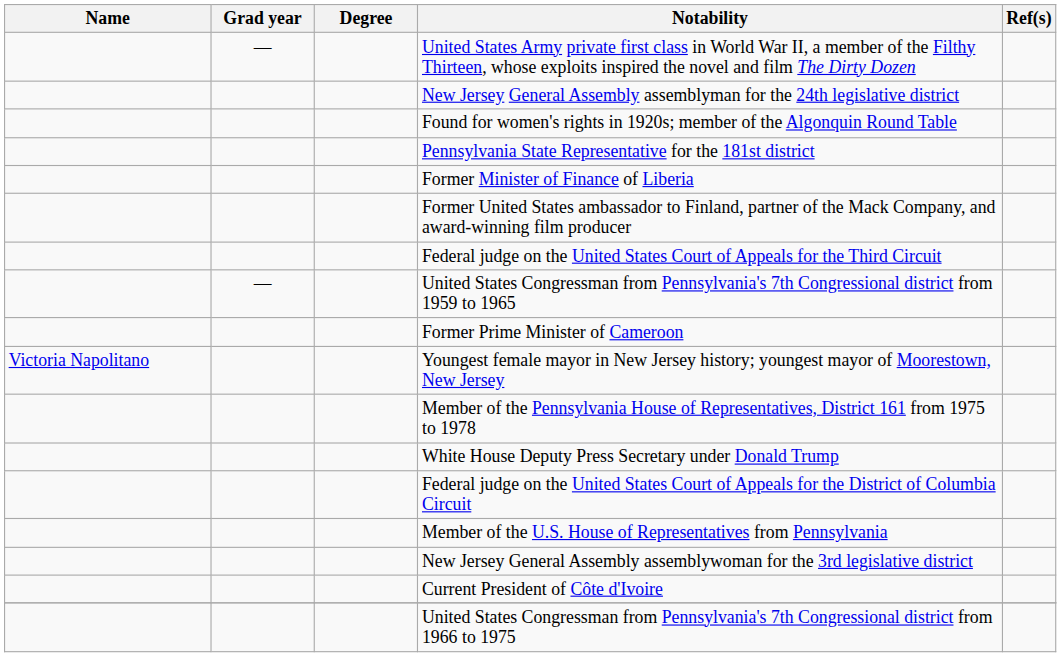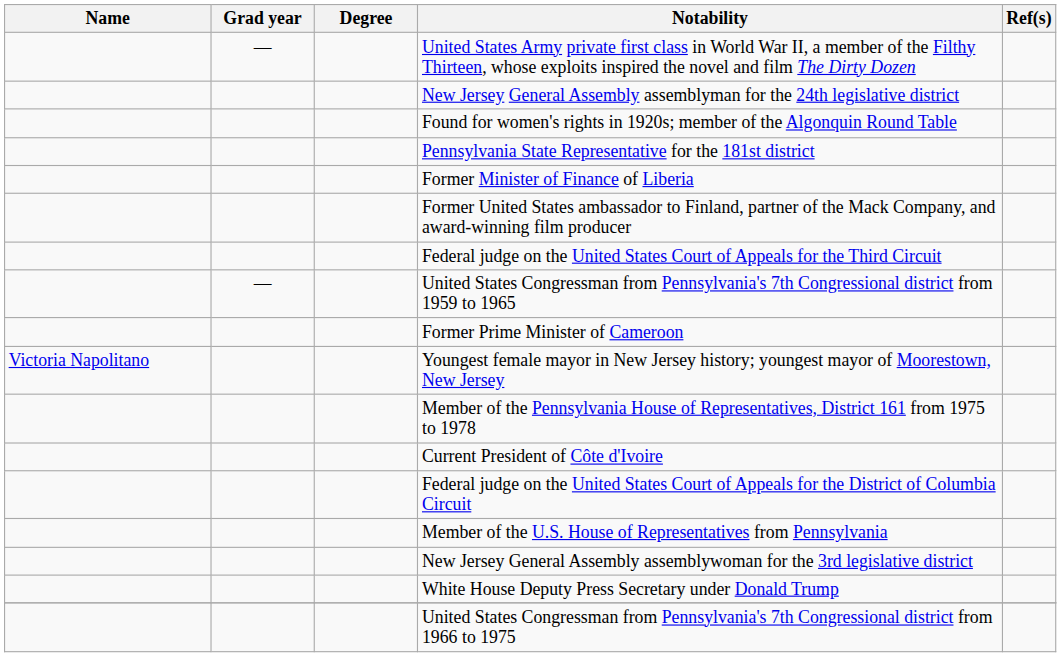rows swapped: (542, 589) <-> (630, 456)
